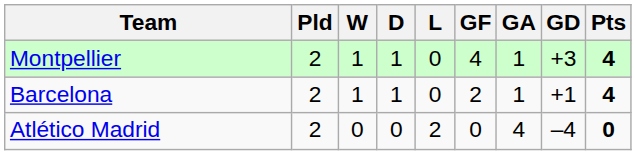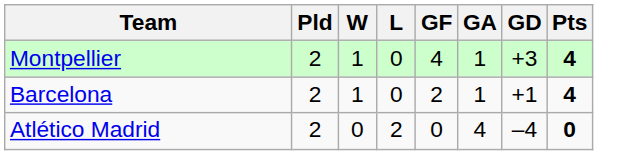- column: (396, 22)
